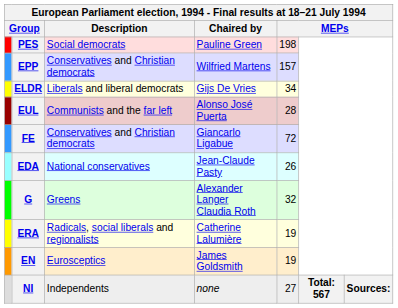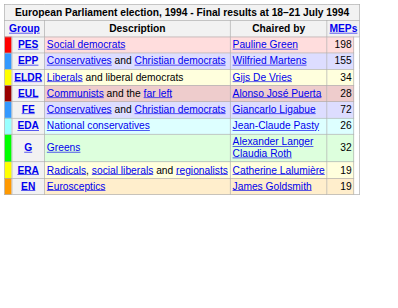(288, 67) 157 -> (343, 61) 155
- row: (28, 289)
